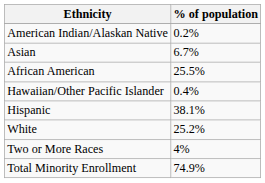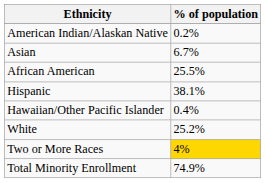rows swapped: (86, 91) <-> (29, 110)
(182, 149) no background -> (182, 149) gold background
